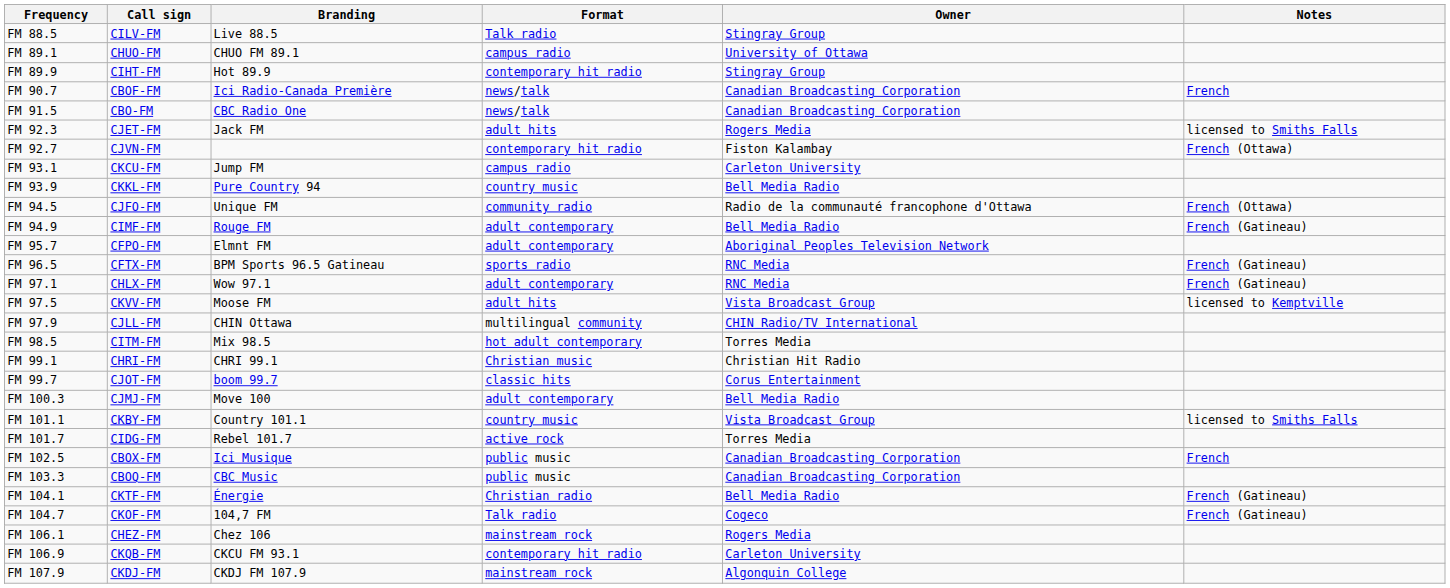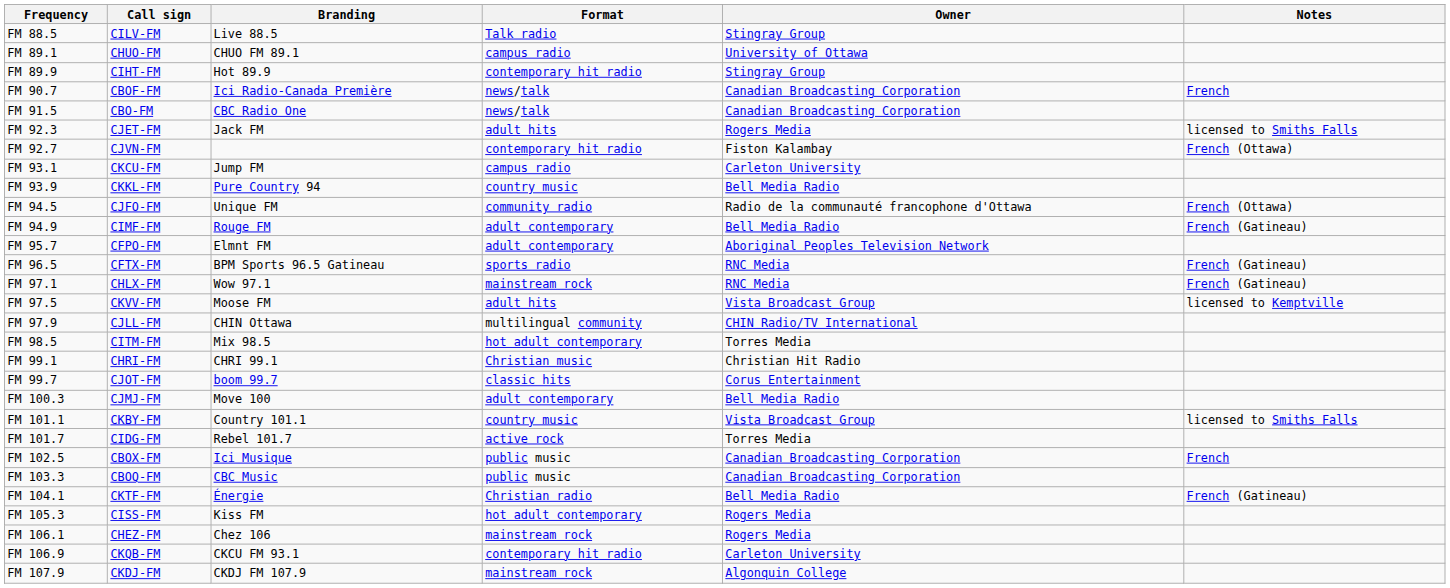(549, 284) adult contemporary -> (539, 284) mainstream rock
- row: (36, 515)
+ row: (36, 515)
